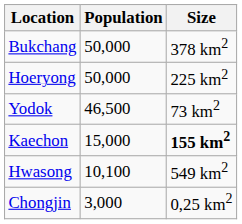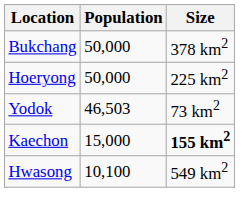(107, 109) 46,500 -> (107, 109) 46,503
- row: (40, 202)
